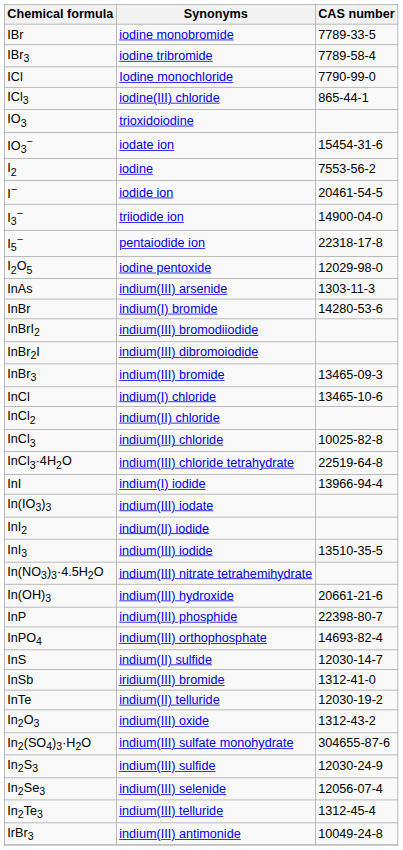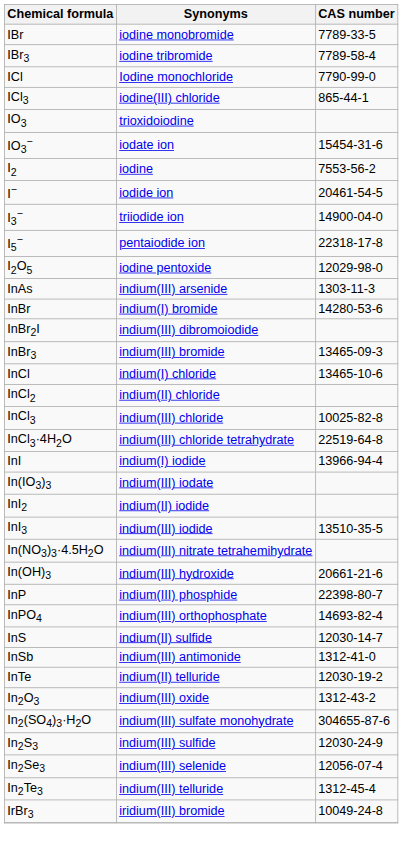- row: (24, 330)
(172, 679) iridium(III) bromide -> (180, 657) indium(III) antimonide
(180, 834) indium(III) antimonide -> (172, 811) iridium(III) bromide
